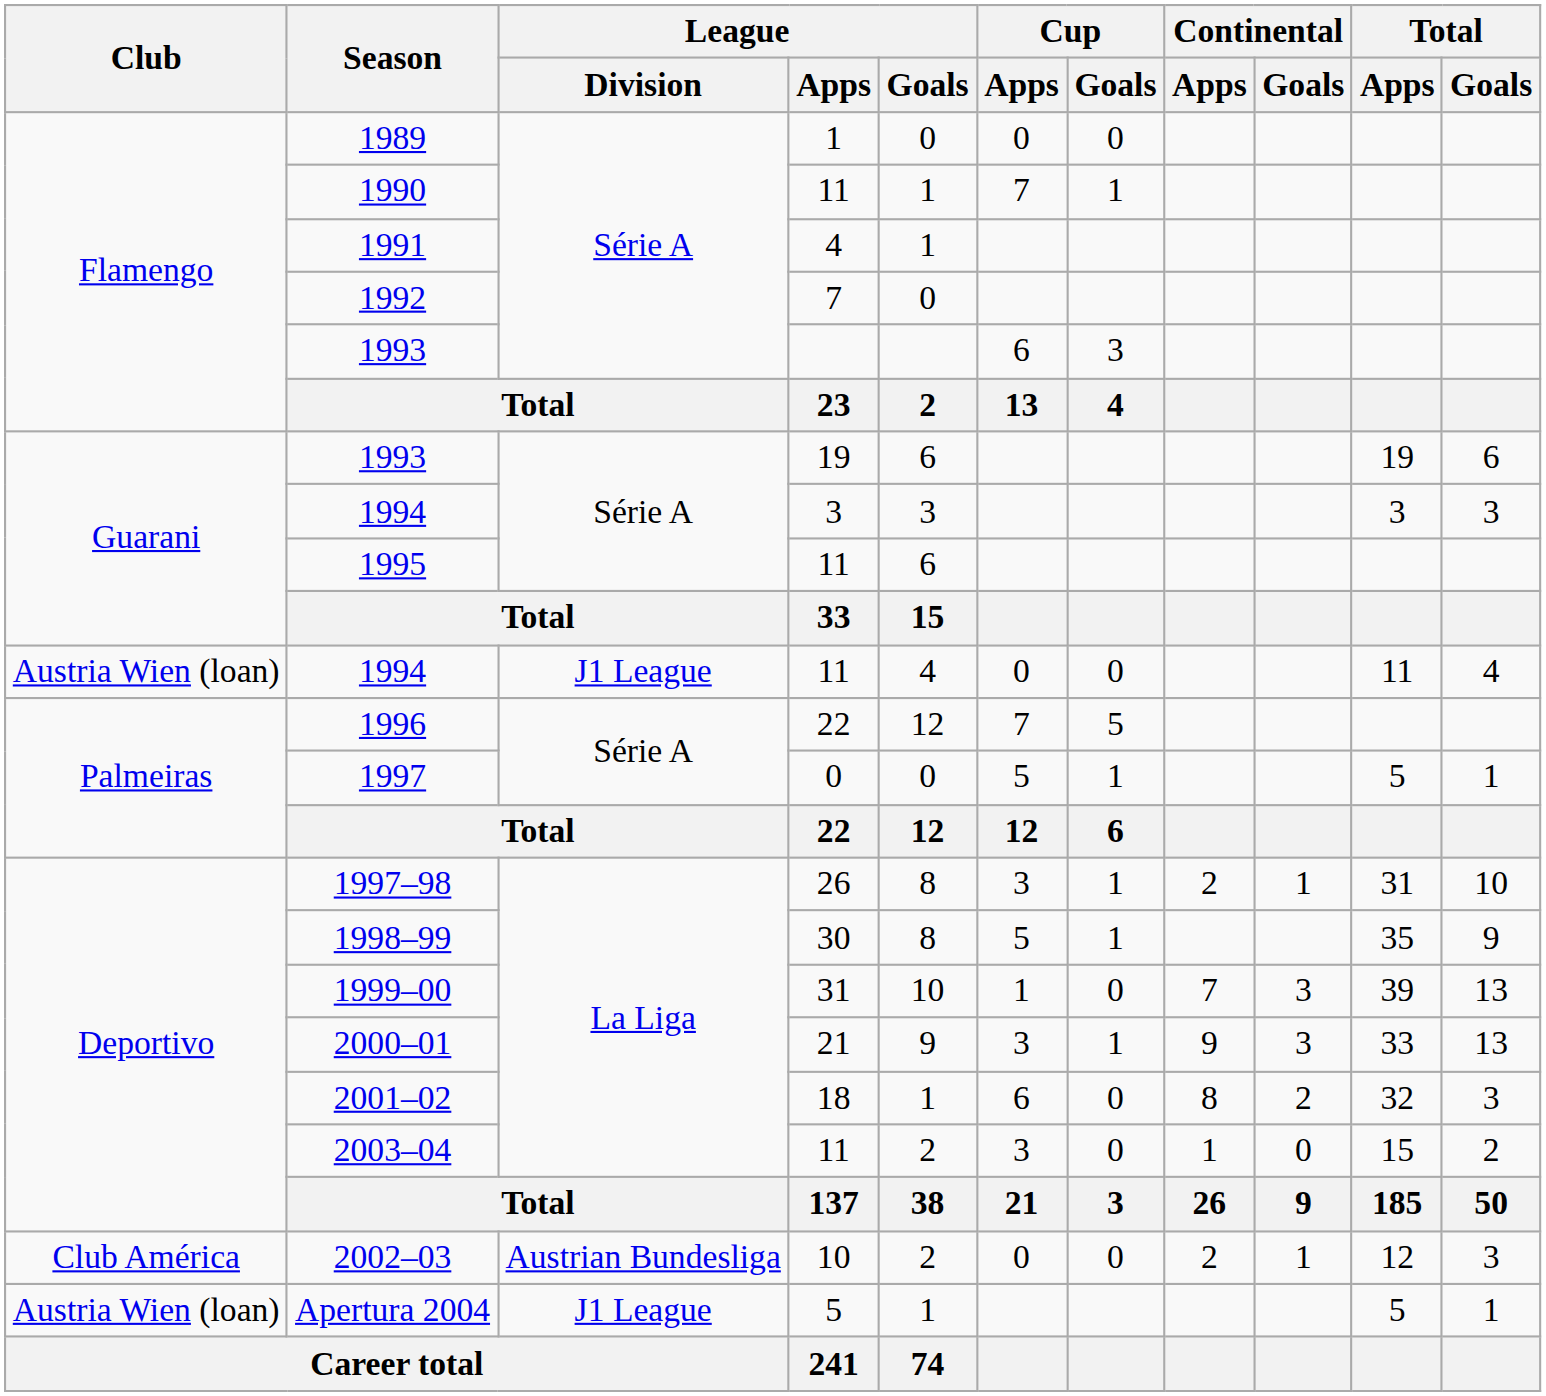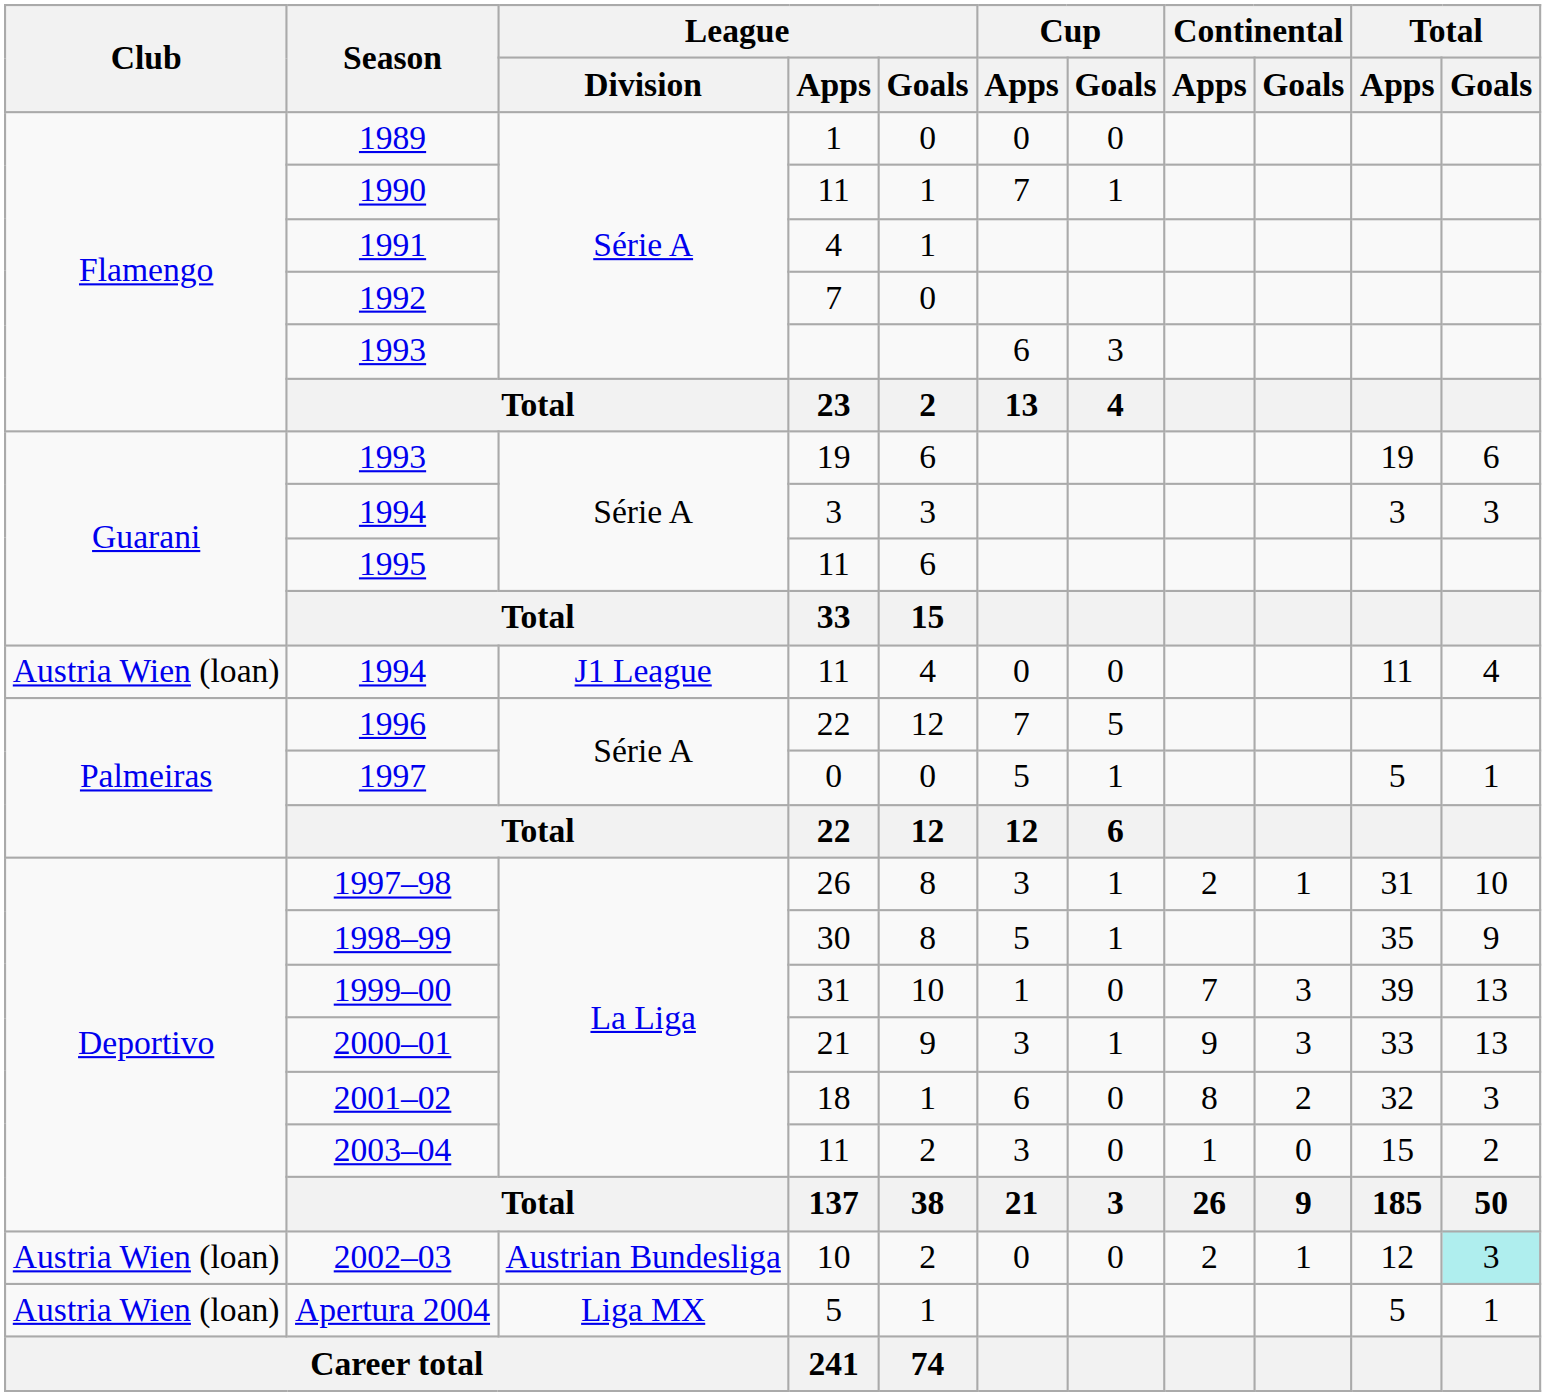(146, 1256) Club América -> (146, 1256) Austria Wien (loan)
(1491, 1256) no background -> (1491, 1256) paleturquoise background
(643, 1310) J1 League -> (643, 1310) Liga MX
